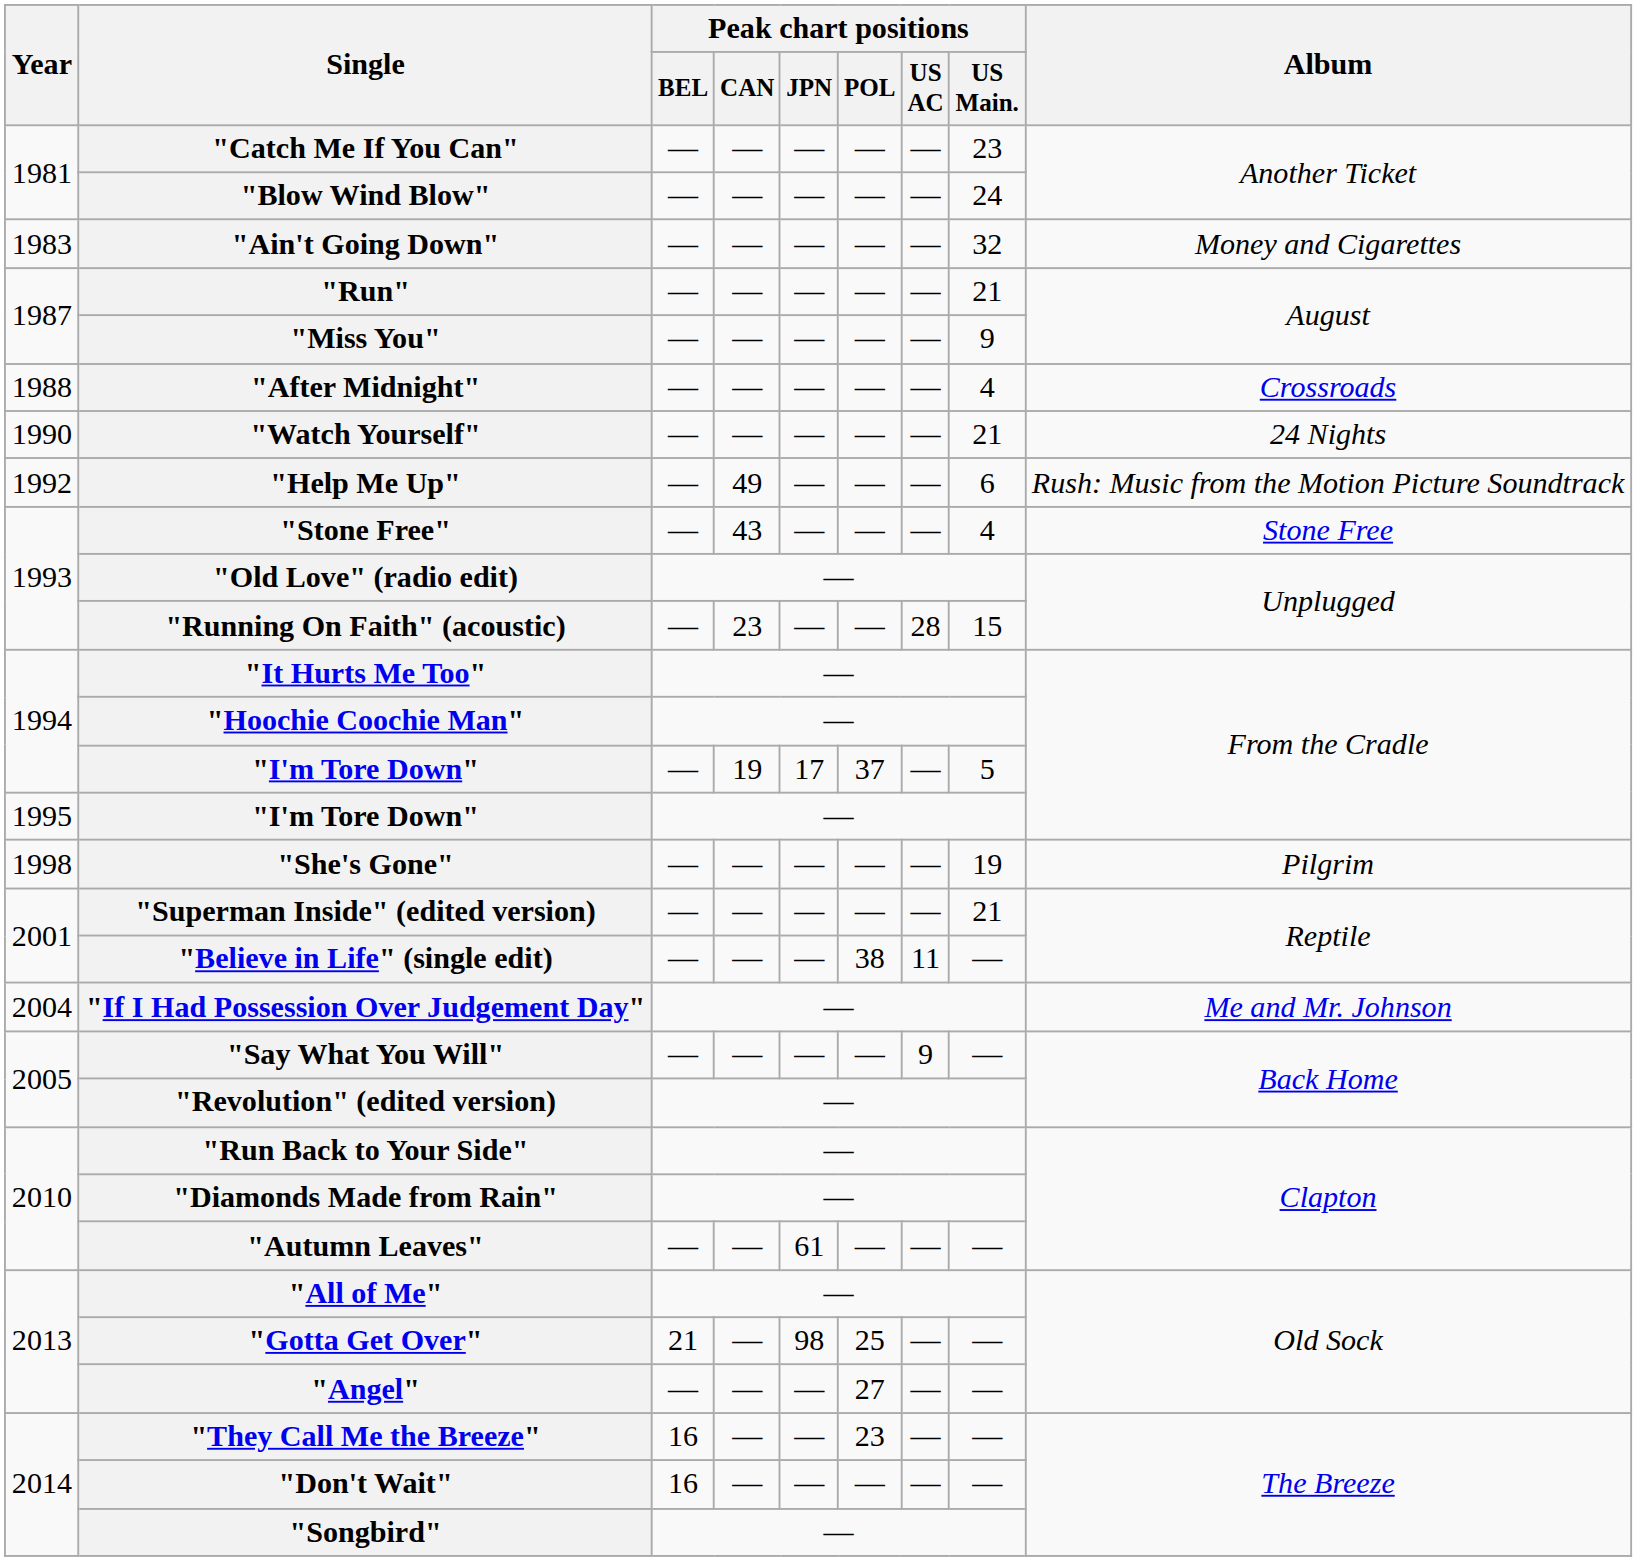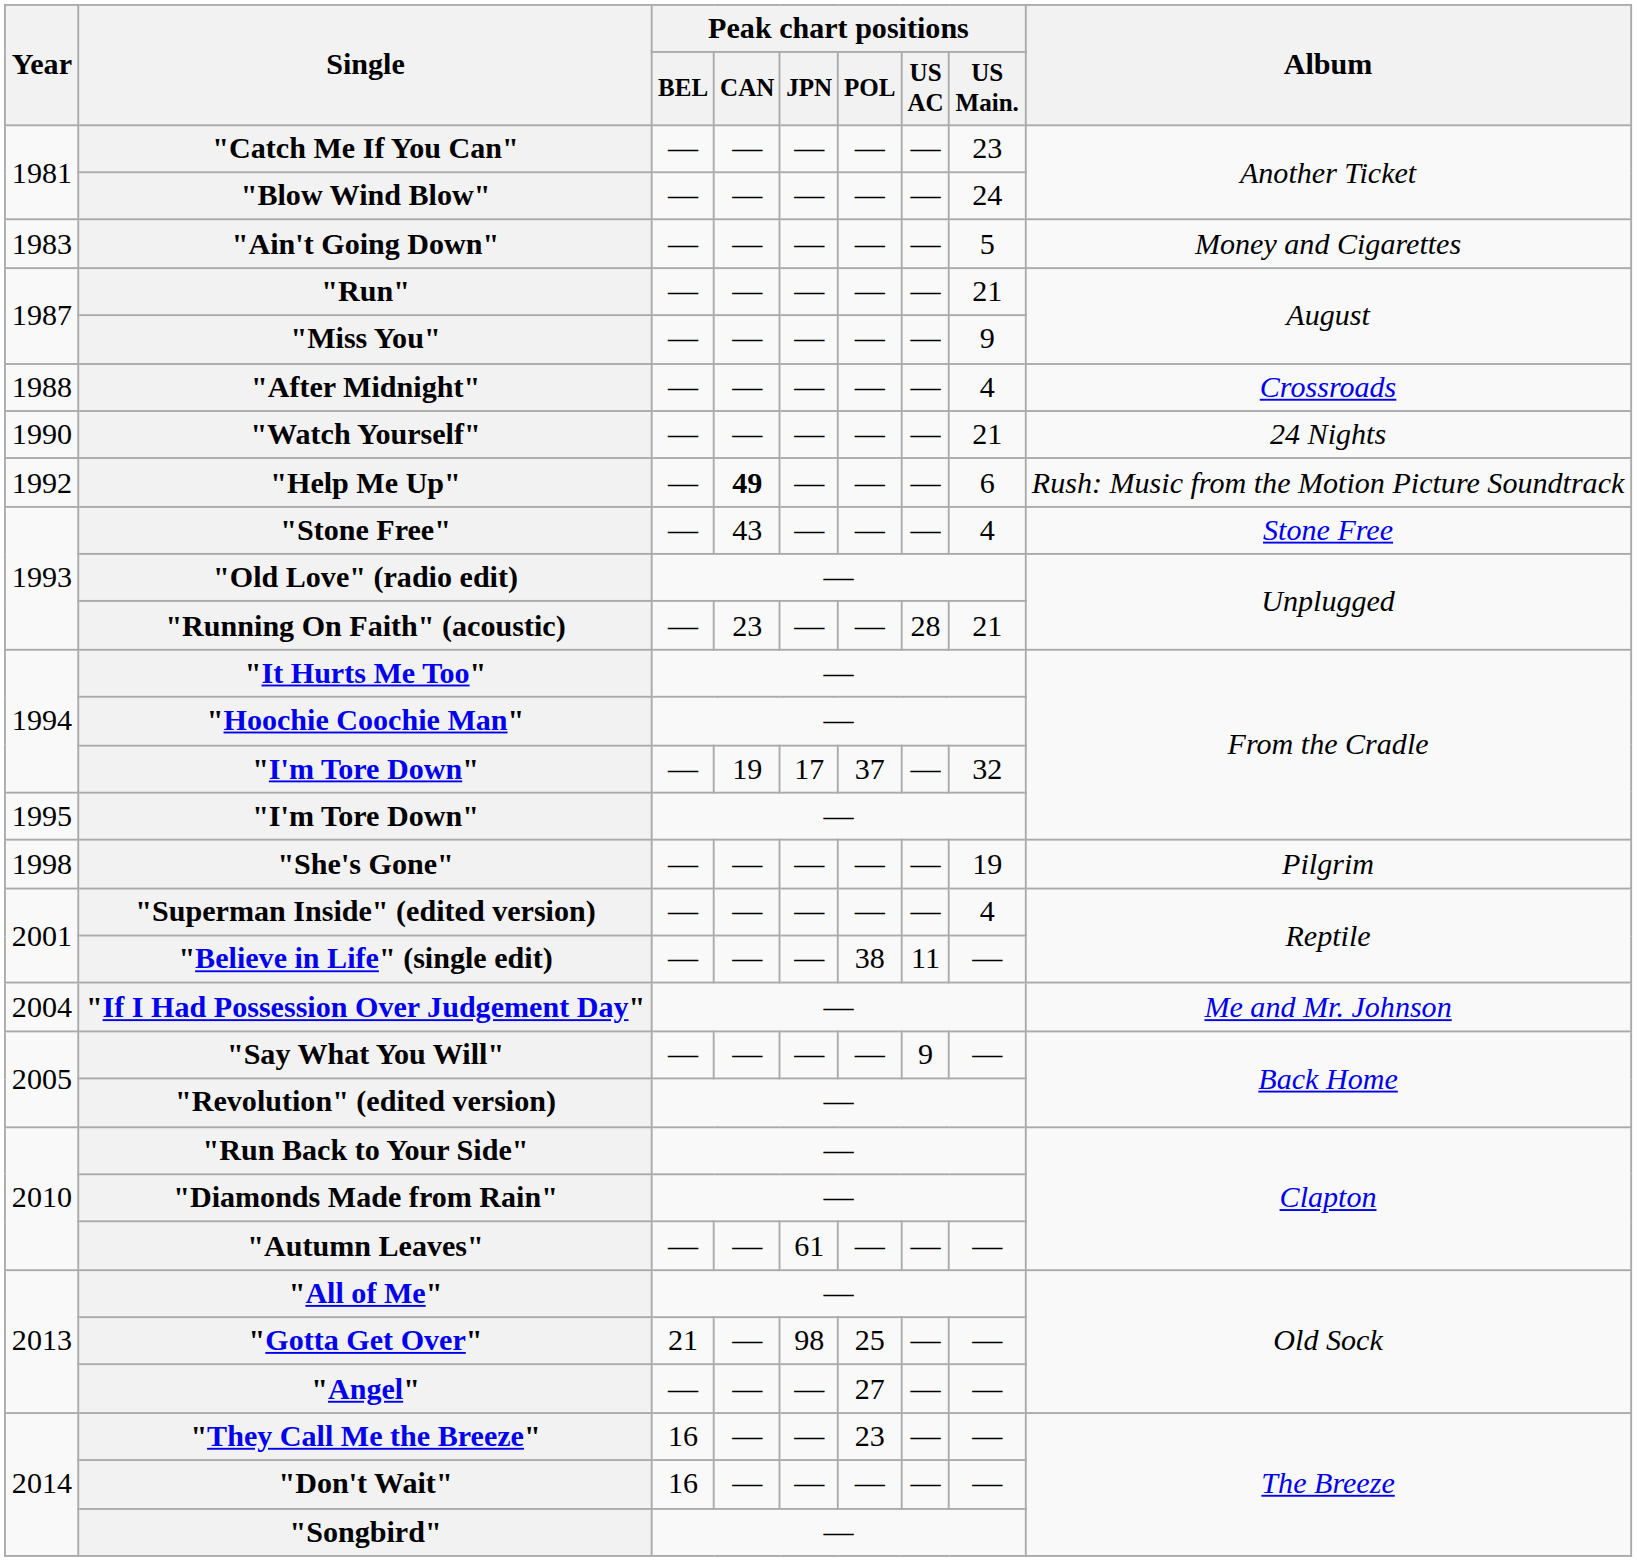(987, 243) 32 -> (987, 243) 5
(747, 482) normal -> (747, 482) bold
(987, 625) 15 -> (987, 625) 21
(987, 768) 5 -> (987, 768) 32
(987, 911) 21 -> (987, 911) 4
